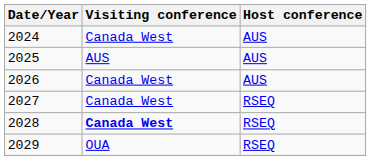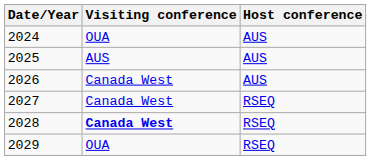(129, 37) Canada West -> (98, 37) OUA
